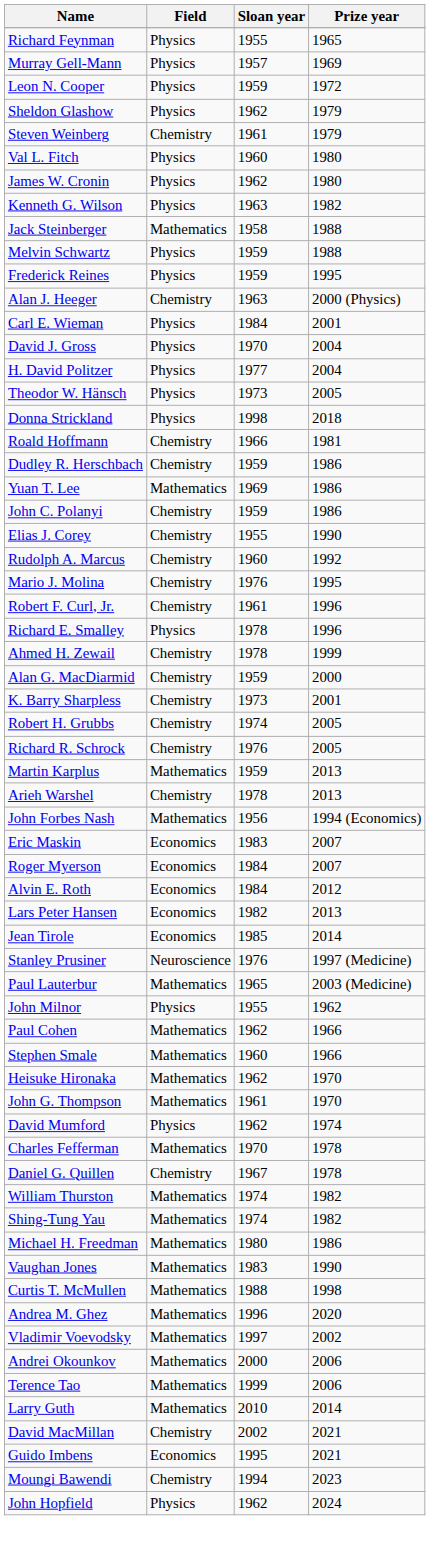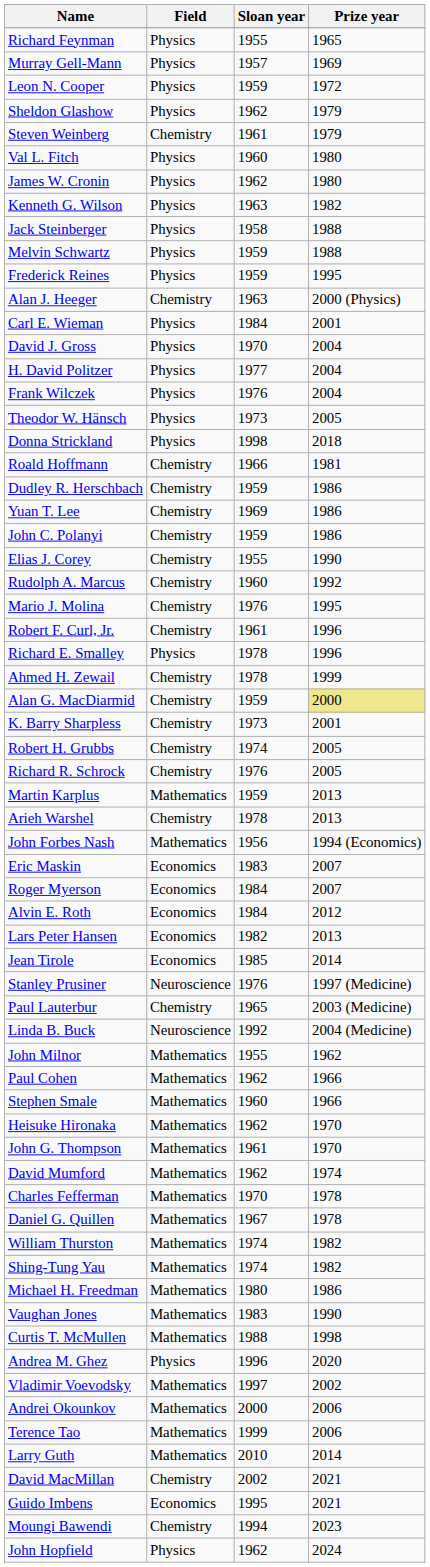(188, 228) Mathematics -> (173, 228) Physics
+ row: (51, 393)
(188, 488) Mathematics -> (181, 511) Chemistry
(327, 677) no background -> (327, 700) khaki background
(188, 983) Mathematics -> (181, 1007) Chemistry
+ row: (51, 1031)
(173, 1007) Physics -> (188, 1054) Mathematics
(173, 1125) Physics -> (188, 1172) Mathematics
(181, 1172) Chemistry -> (188, 1219) Mathematics
(188, 1314) Mathematics -> (173, 1361) Physics
